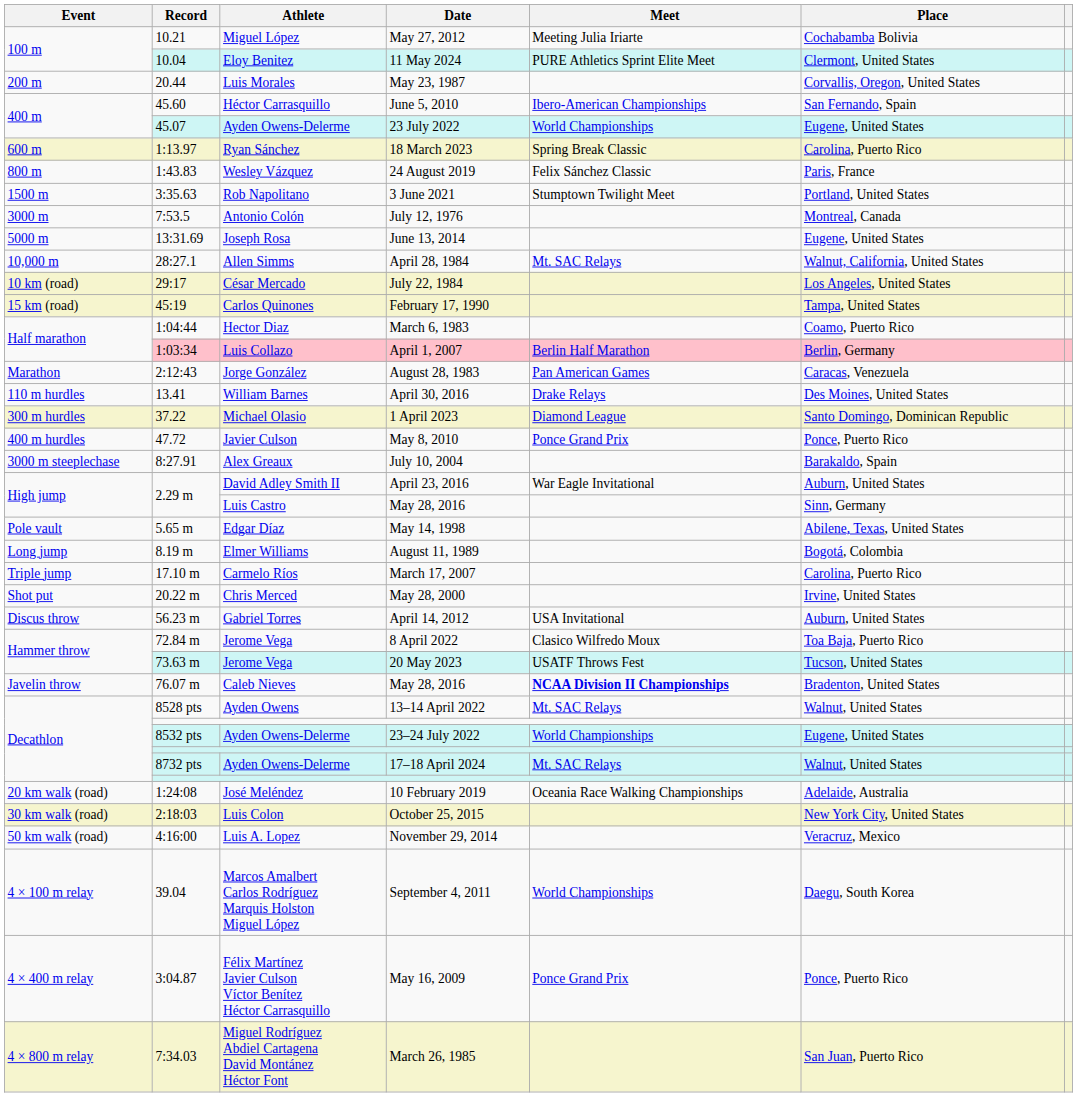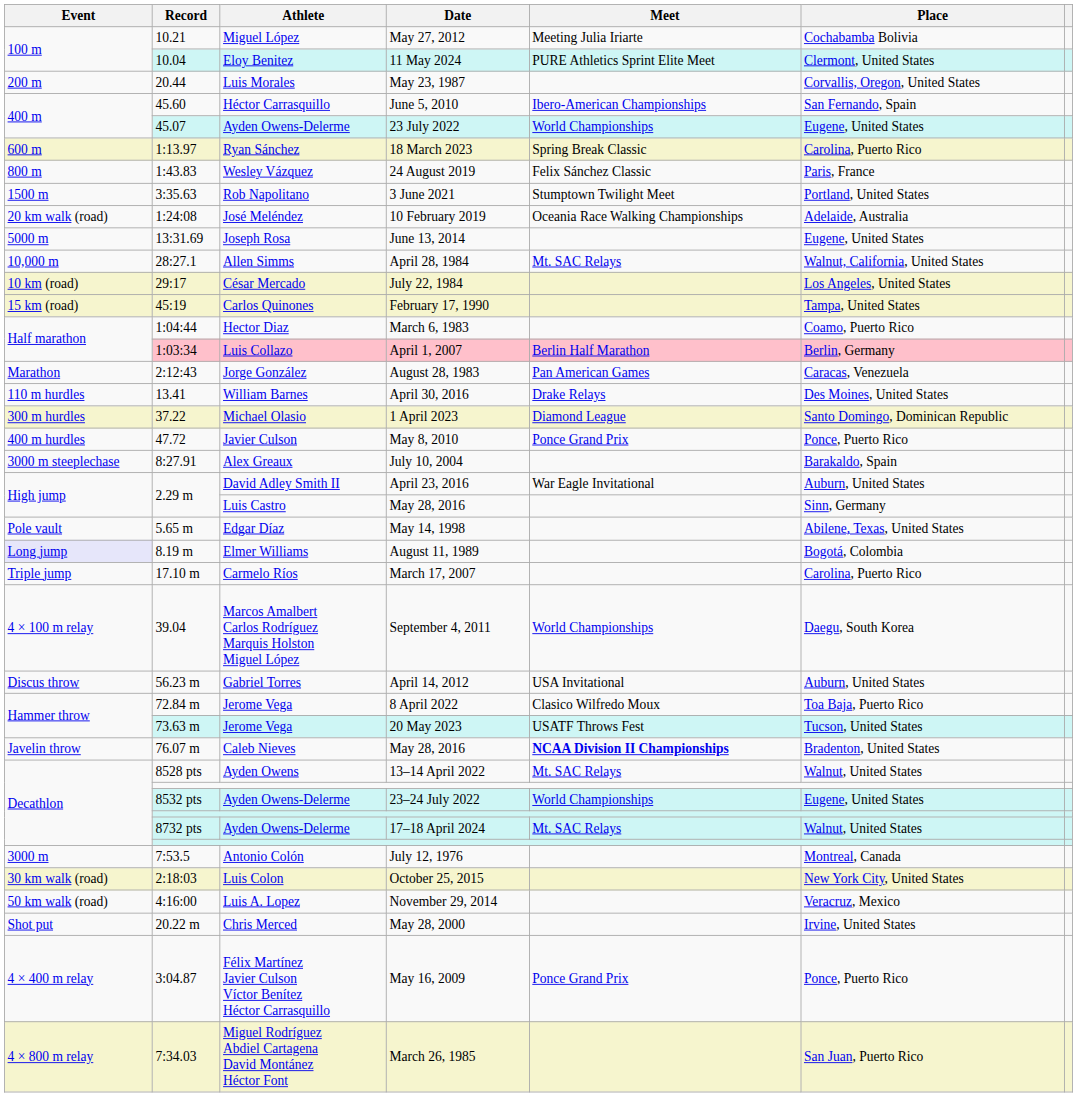rows swapped: (173, 216) <-> (176, 793)
(37, 551) no background -> (37, 551) lavender background
rows swapped: (178, 595) <-> (171, 892)
